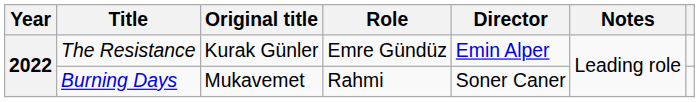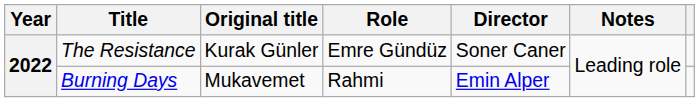(503, 50) Emin Alper -> (511, 50) Soner Caner
(511, 81) Soner Caner -> (503, 81) Emin Alper
